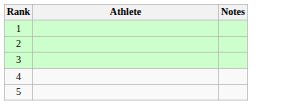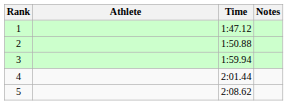+ column: (236, 12)
